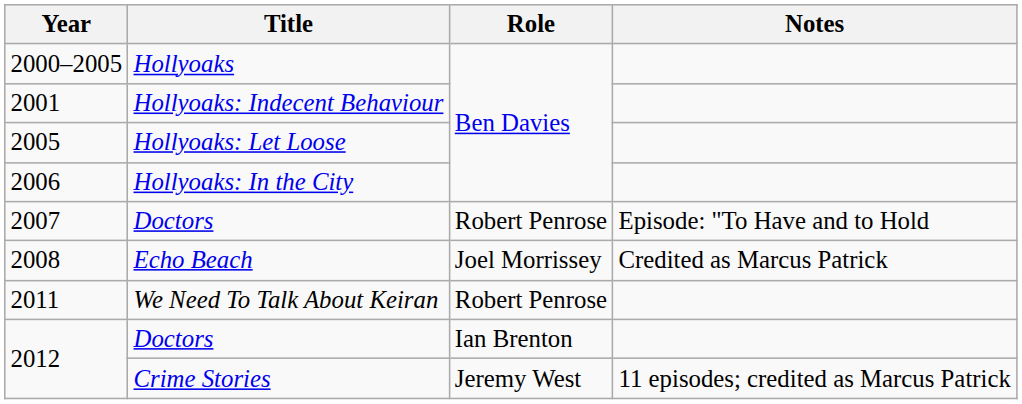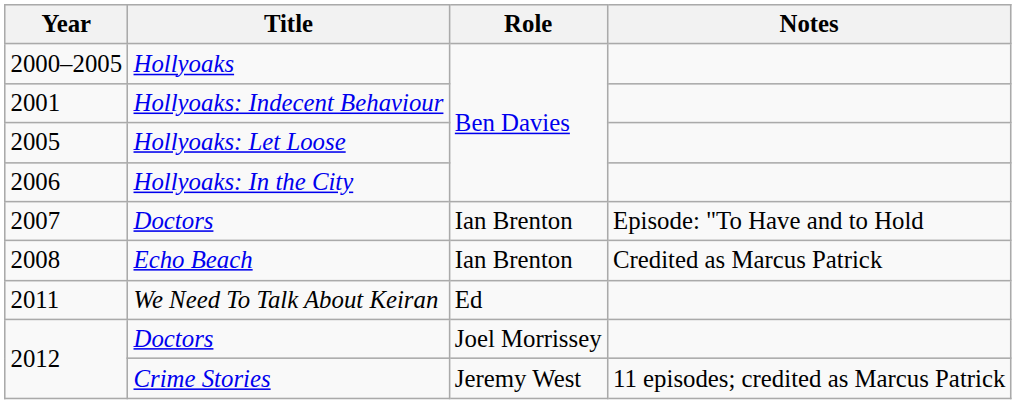(531, 220) Robert Penrose -> (514, 220) Ian Brenton
(528, 260) Joel Morrissey -> (514, 260) Ian Brenton
(531, 299) Robert Penrose -> (469, 299) Ed
(514, 338) Ian Brenton -> (528, 338) Joel Morrissey
